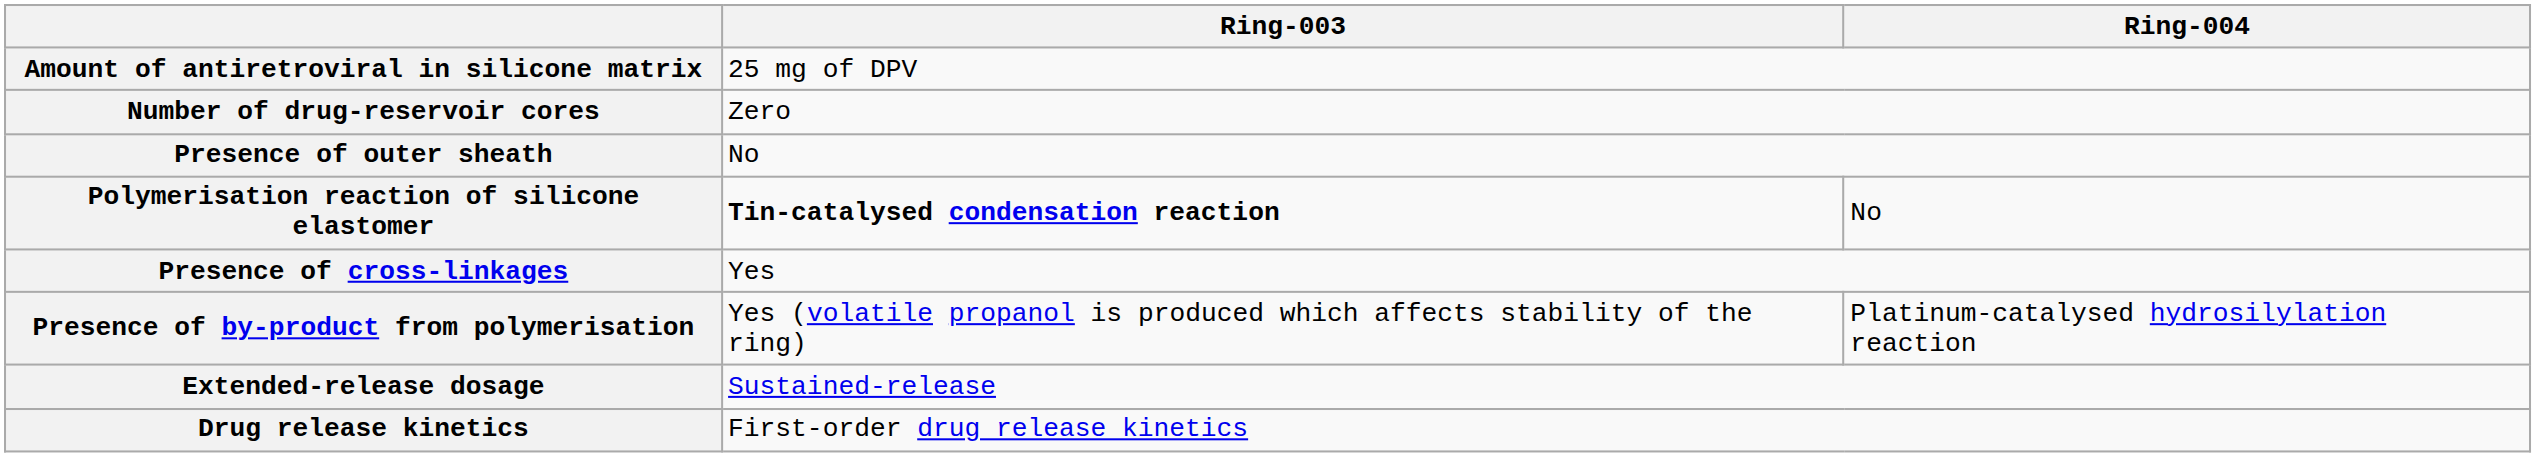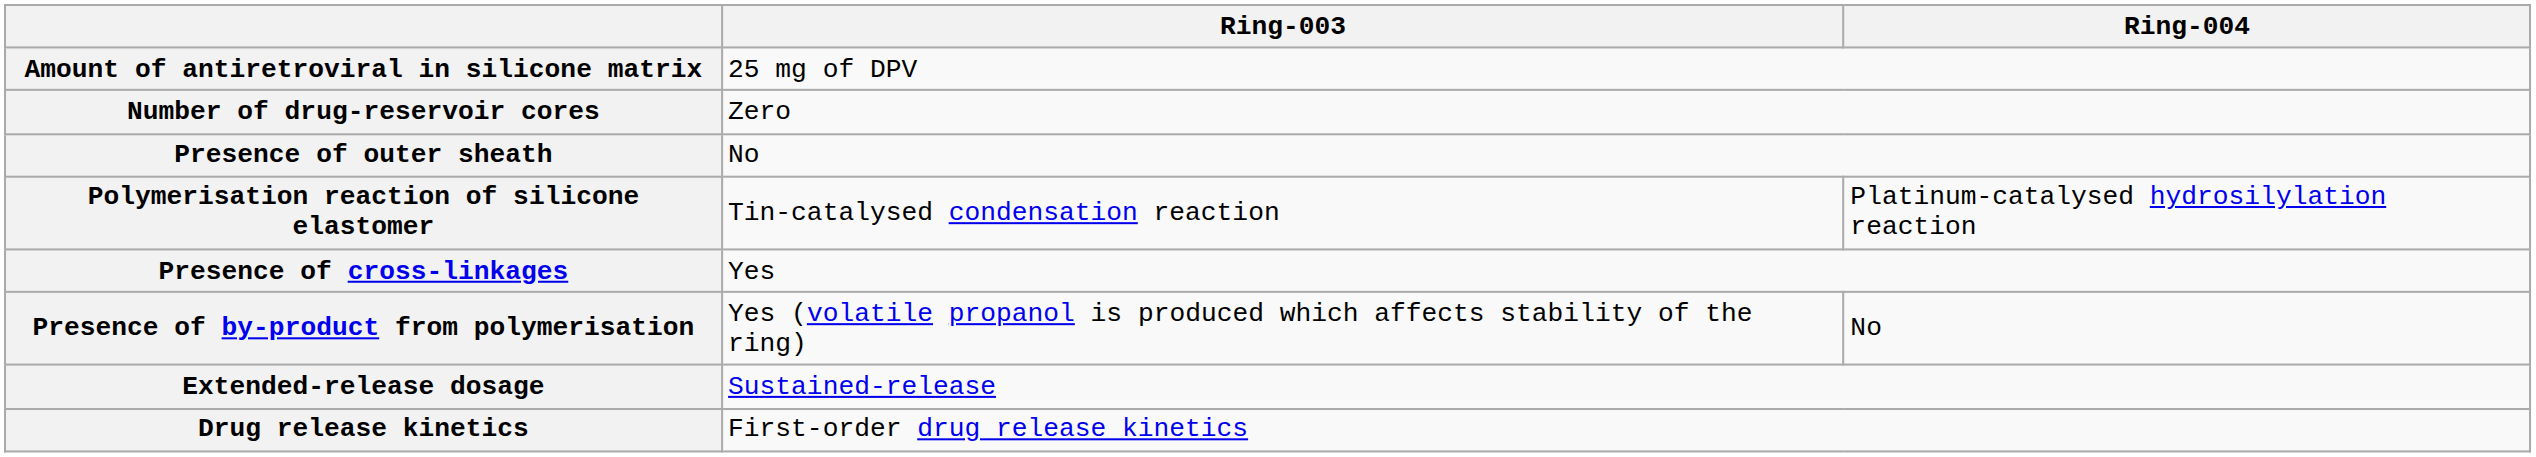(1004, 213) bold -> (1004, 213) normal
(1866, 213) No -> (2118, 213) Platinum-catalysed hydrosilylation reaction
(2118, 329) Platinum-catalysed hydrosilylation reaction -> (1866, 329) No
